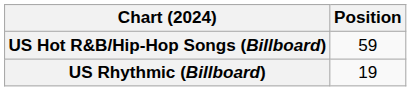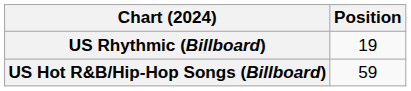rows swapped: (167, 45) <-> (167, 72)
